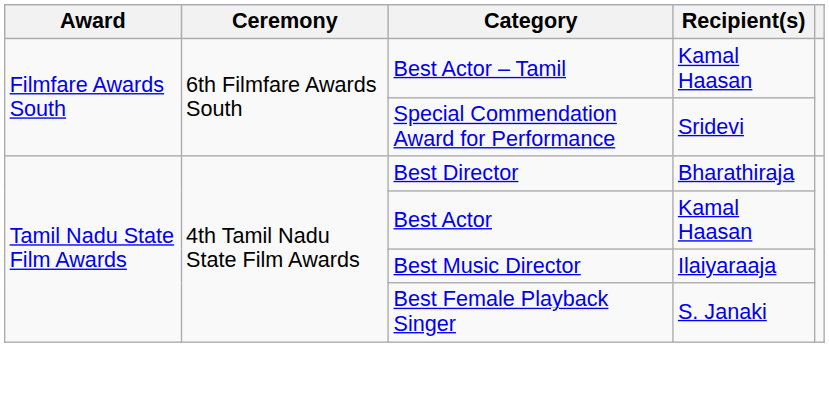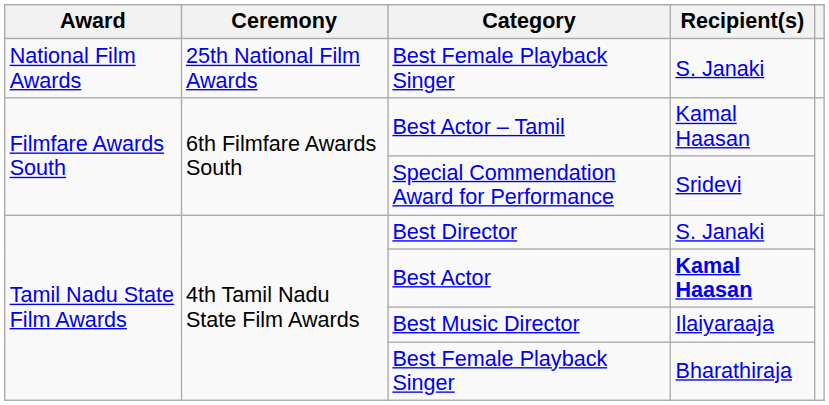+ row: (73, 68)
(736, 172) Bharathiraja -> (720, 231) S. Janaki
(715, 219) normal -> (714, 277) bold
(722, 312) S. Janaki -> (734, 370) Bharathiraja
